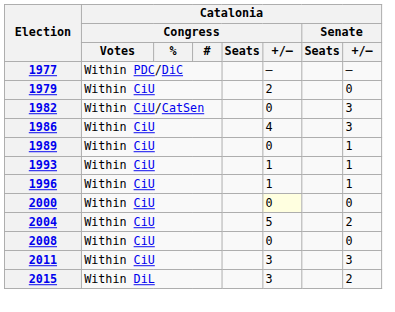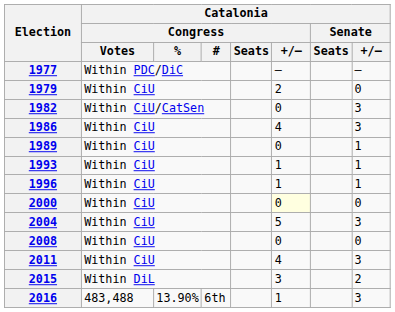(349, 223) 2 -> (358, 223) 3
(269, 261) 3 -> (278, 261) 4
+ row: (43, 298)
